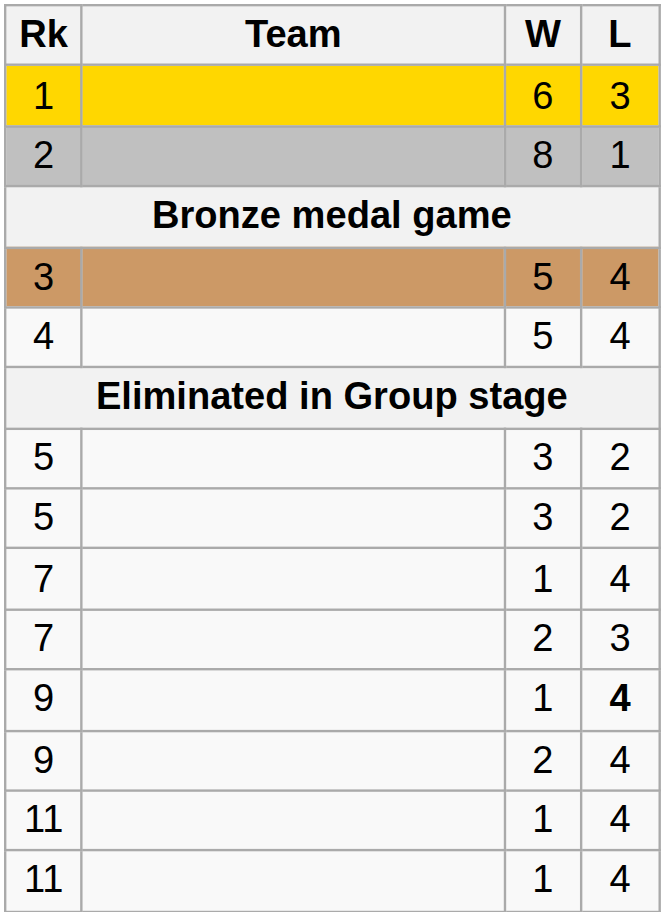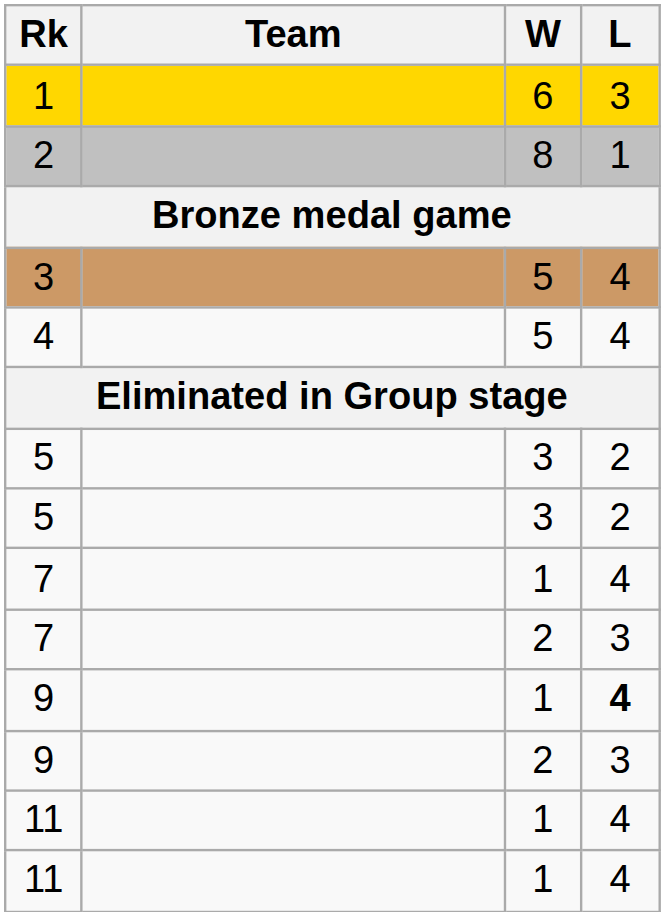(620, 759) 4 -> (620, 759) 3
